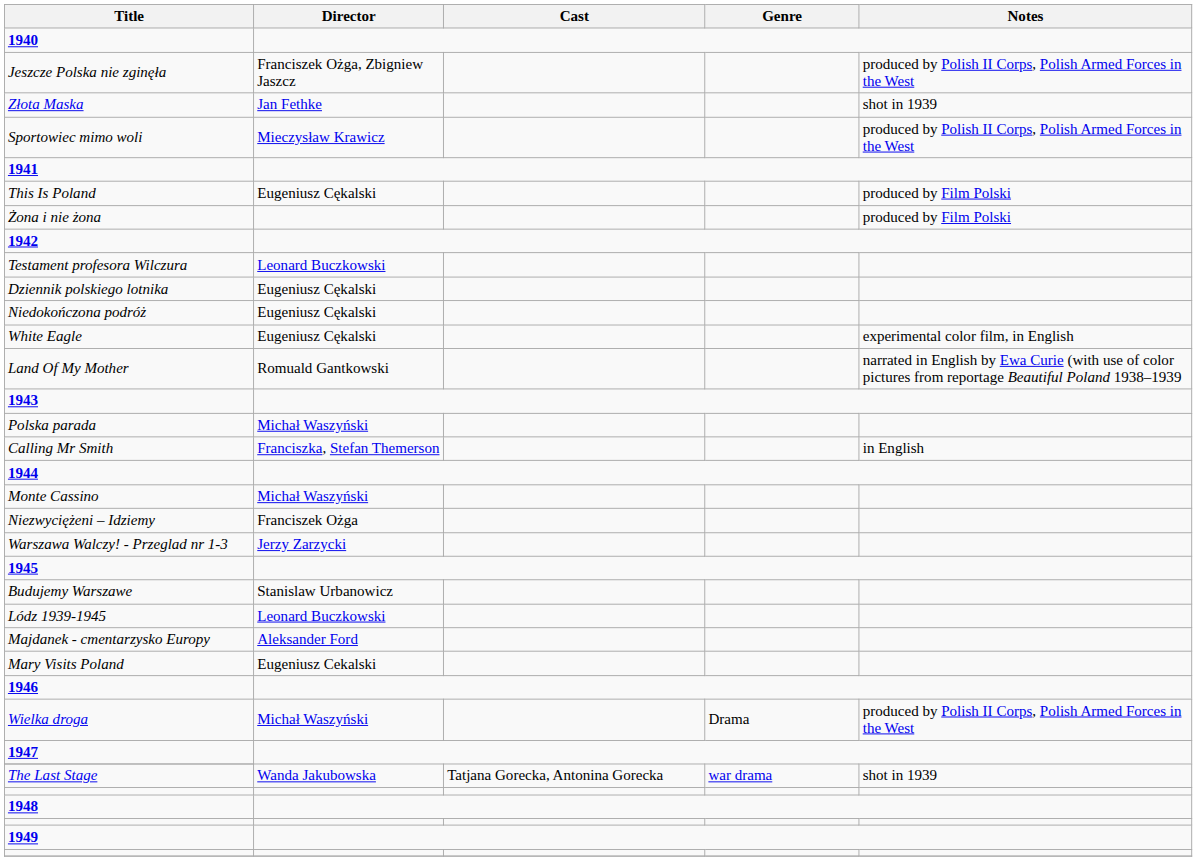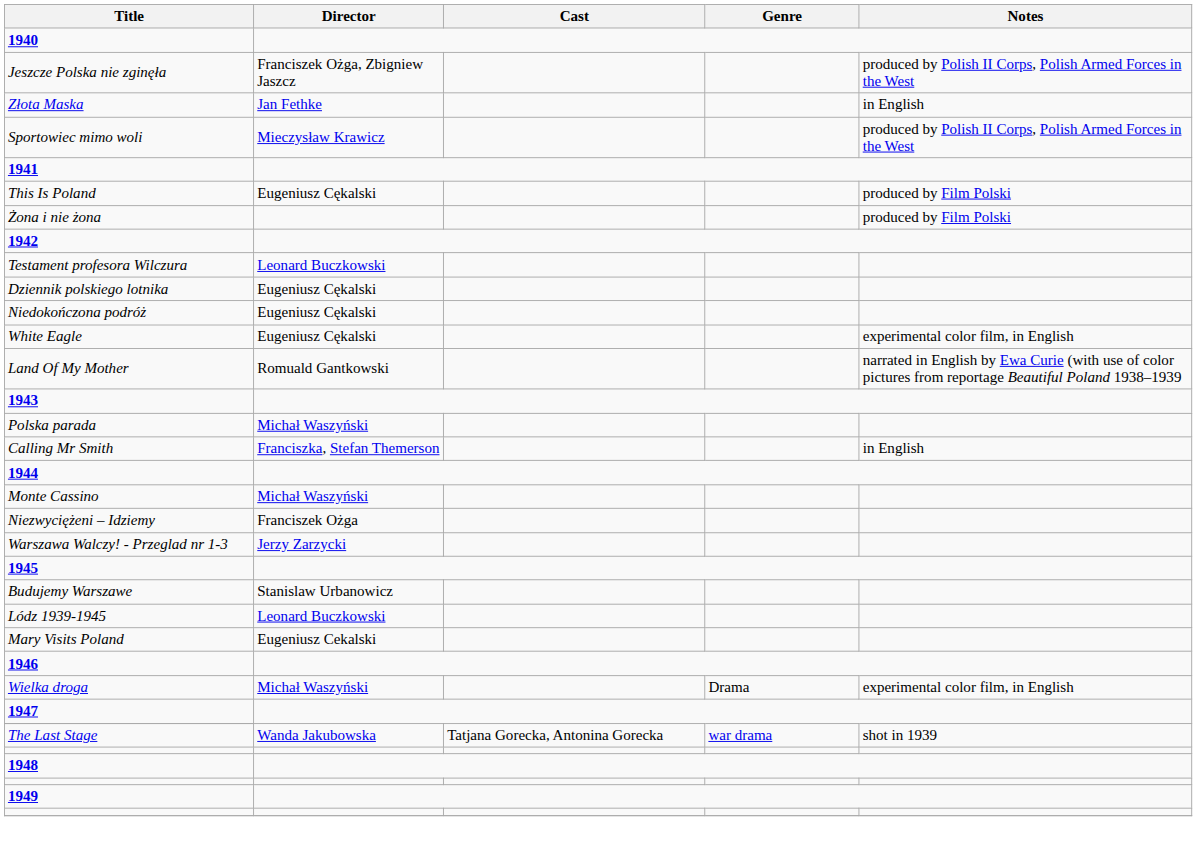(900, 104) shot in 1939 -> (893, 104) in English
- row: (109, 639)
(1022, 719) produced by Polish II Corps, Polish Armed Forces in the West -> (968, 687) experimental color film, in English
